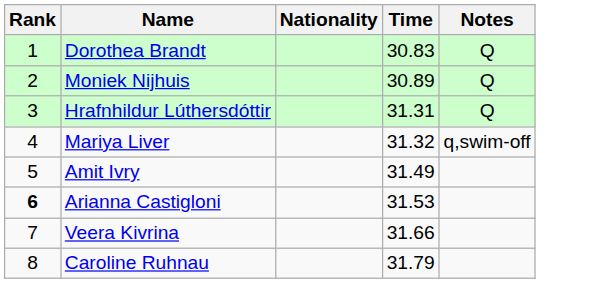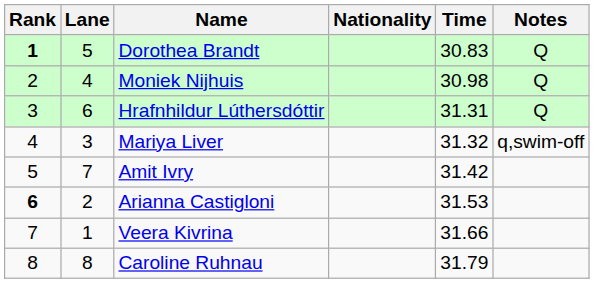+ column: (87, 19)
(32, 50) normal -> (32, 50) bold
(411, 80) 30.89 -> (464, 80) 30.98
(411, 171) 31.49 -> (464, 171) 31.42
